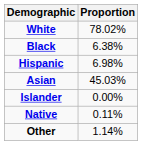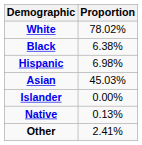(108, 115) 0.11% -> (108, 115) 0.13%
(108, 132) 1.14% -> (108, 132) 2.41%
